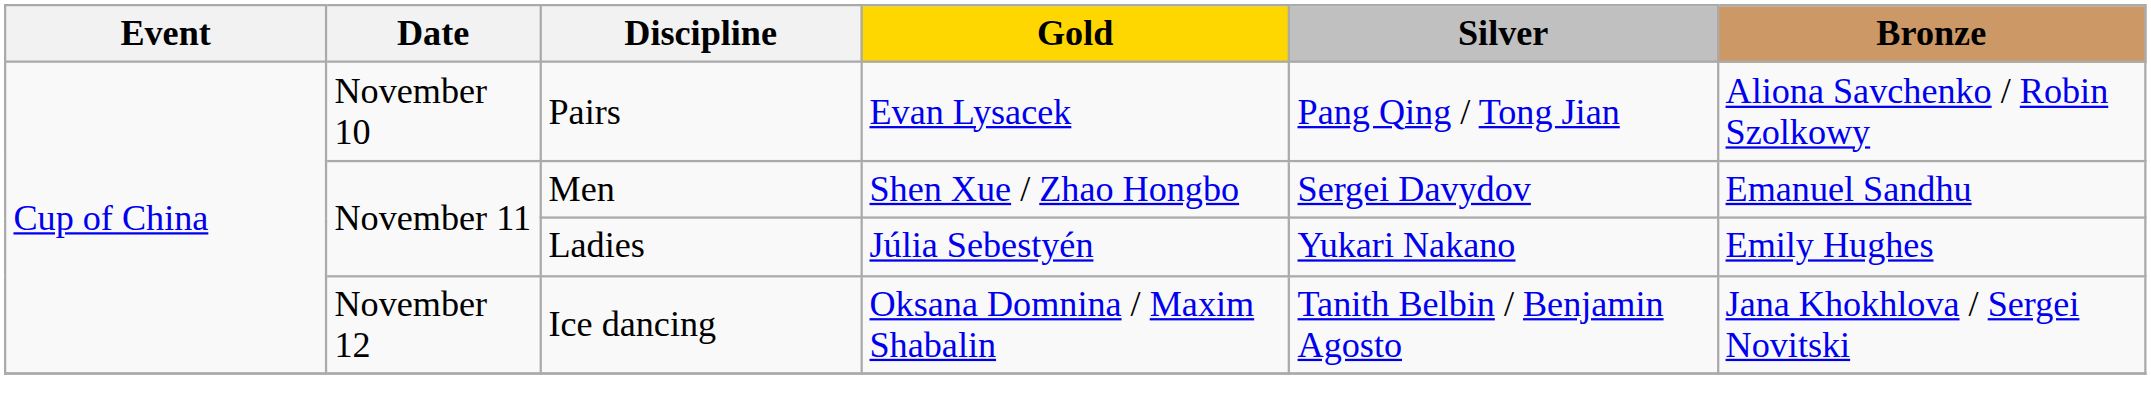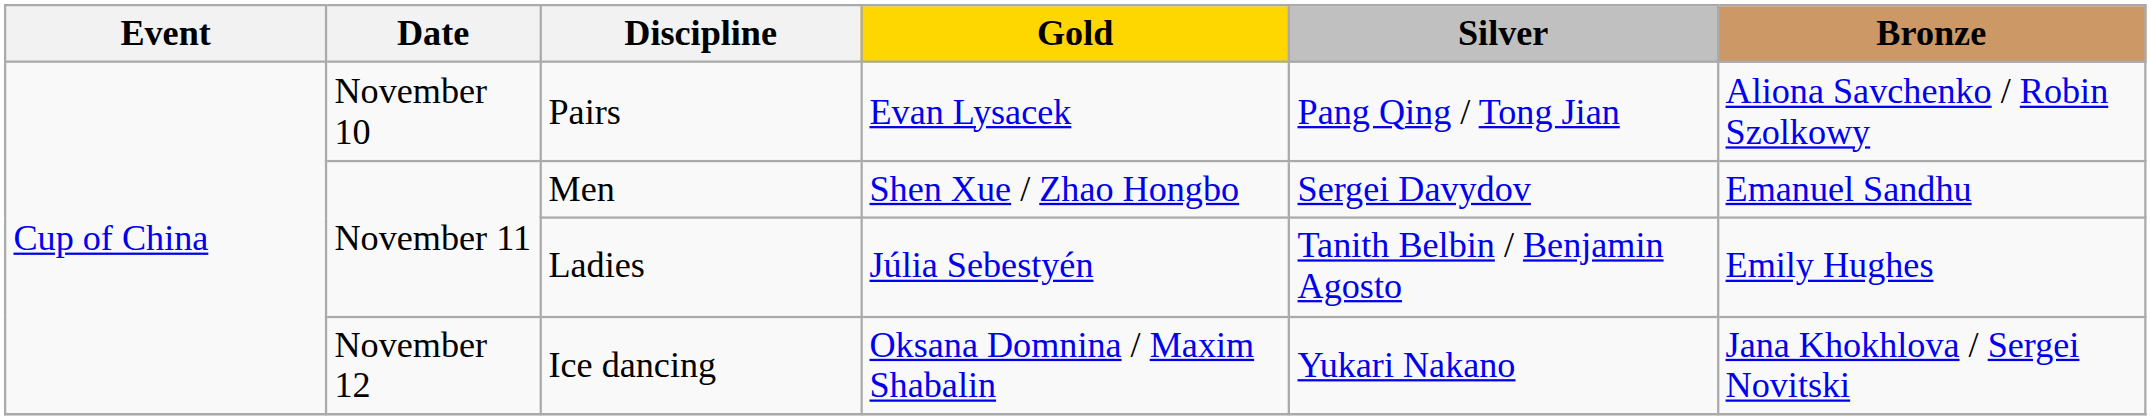(1406, 245) Yukari Nakano -> (1481, 266) Tanith Belbin / Benjamin Agosto
(1481, 323) Tanith Belbin / Benjamin Agosto -> (1406, 364) Yukari Nakano
